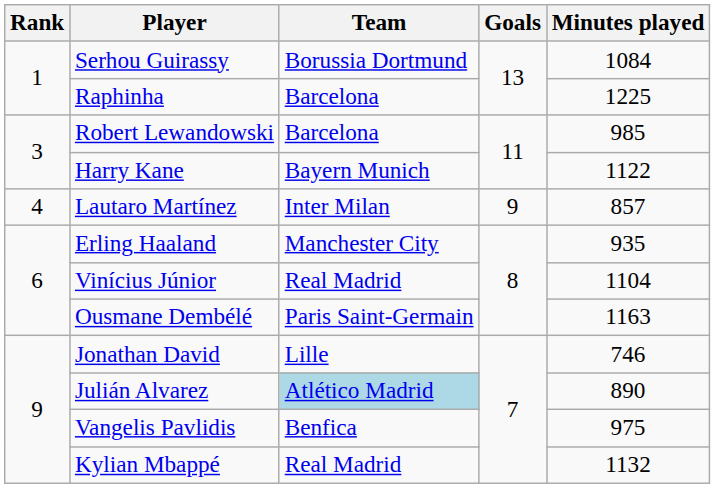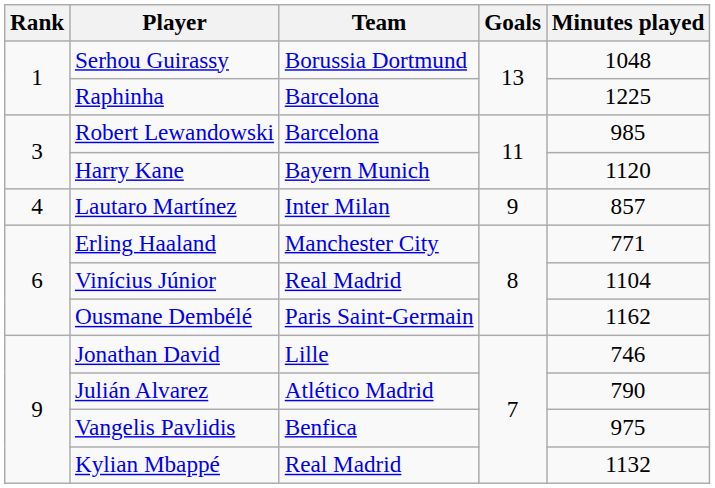(628, 59) 1084 -> (628, 59) 1048
(628, 170) 1122 -> (628, 170) 1120
(628, 243) 935 -> (628, 243) 771
(628, 317) 1163 -> (628, 317) 1162
(359, 390) lightblue background -> (359, 390) no background
(628, 390) 890 -> (628, 390) 790
